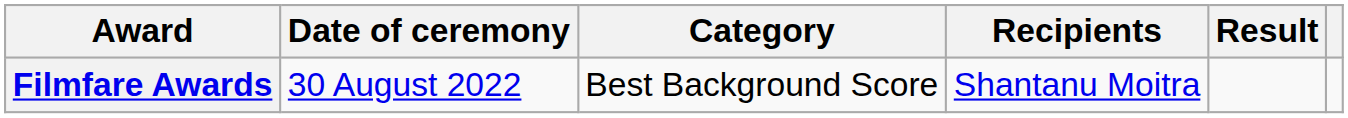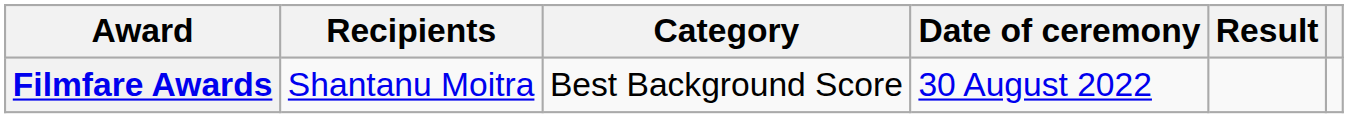columns swapped: (429, 31) <-> (1077, 31)
